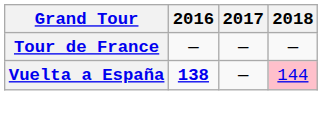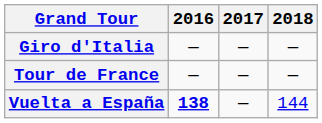+ row: (87, 47)
(293, 75) pink background -> (293, 103) no background
